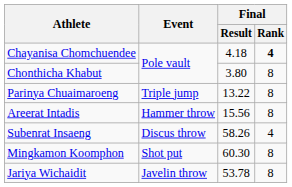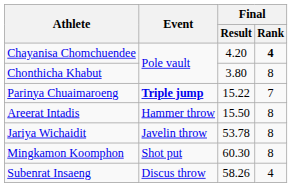(236, 53) 4.18 -> (236, 53) 4.20
(170, 93) normal -> (172, 93) bold
(236, 93) 13.22 -> (236, 93) 15.22
(271, 93) 8 -> (271, 93) 7
(236, 113) 15.56 -> (236, 113) 15.50
rows swapped: (49, 133) <-> (47, 173)
